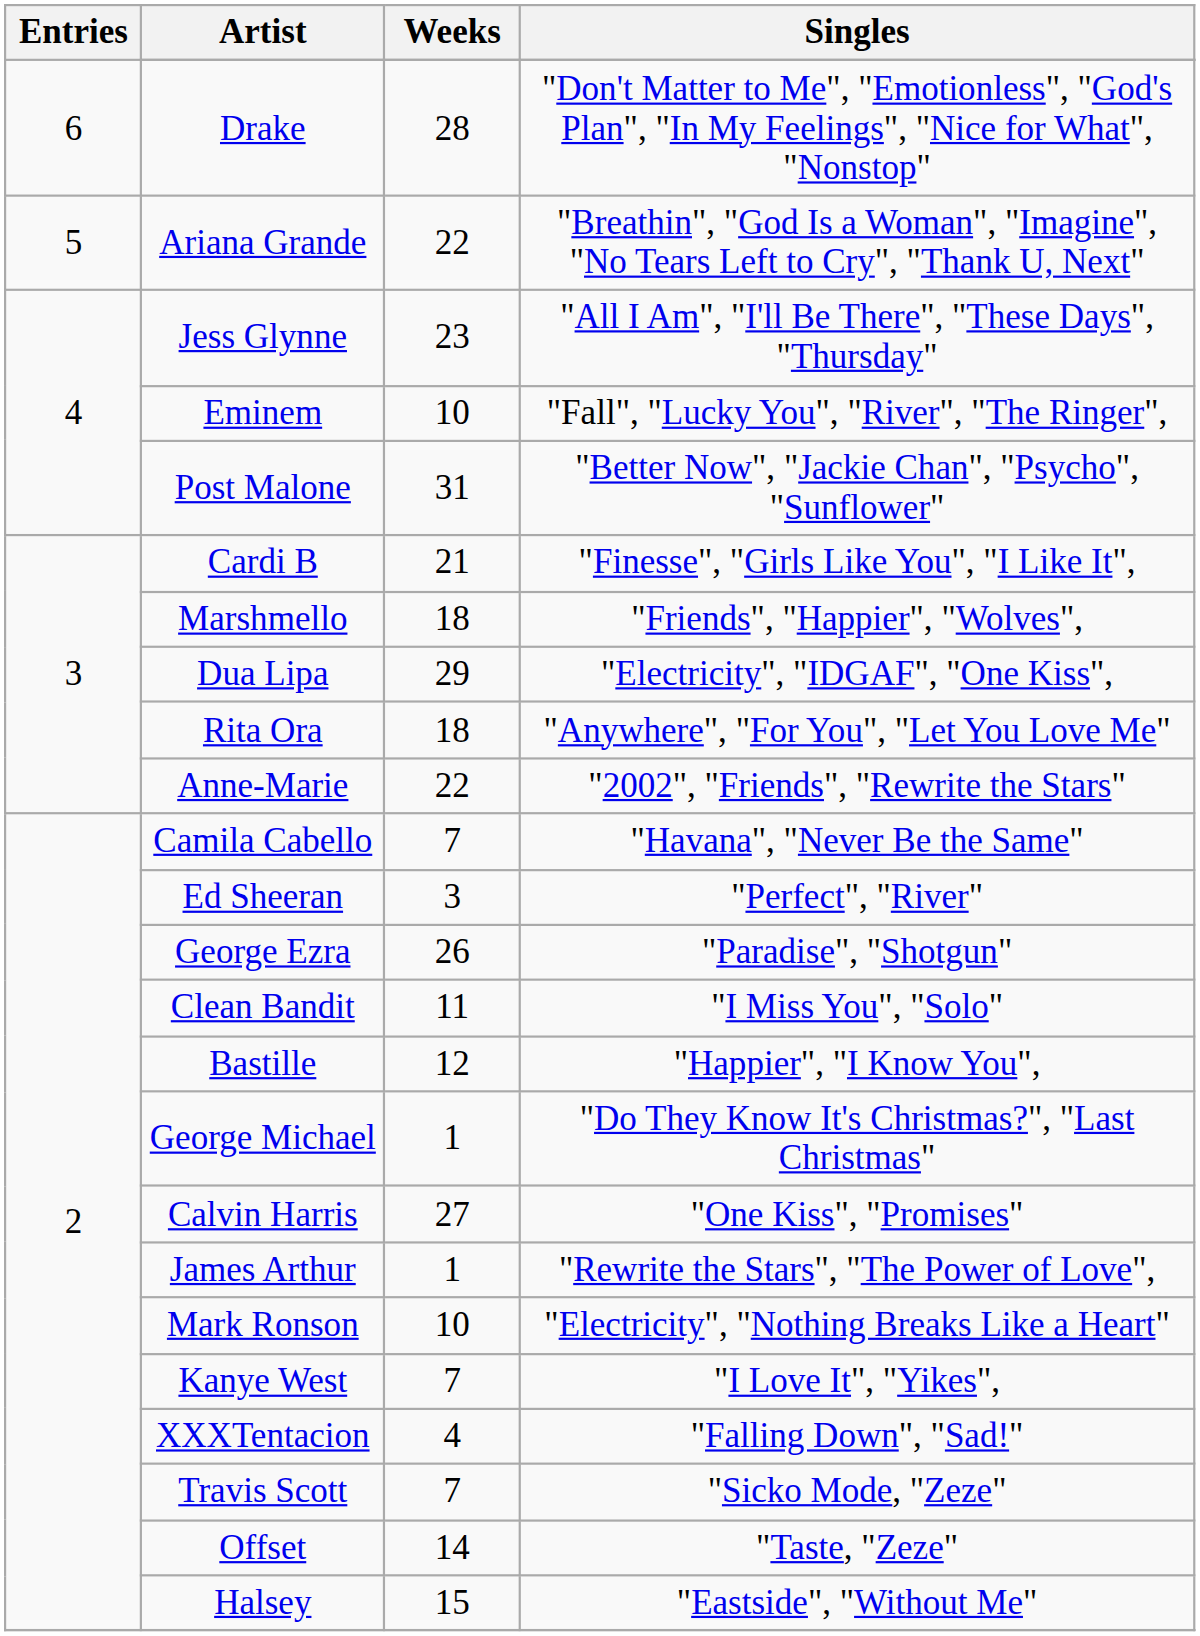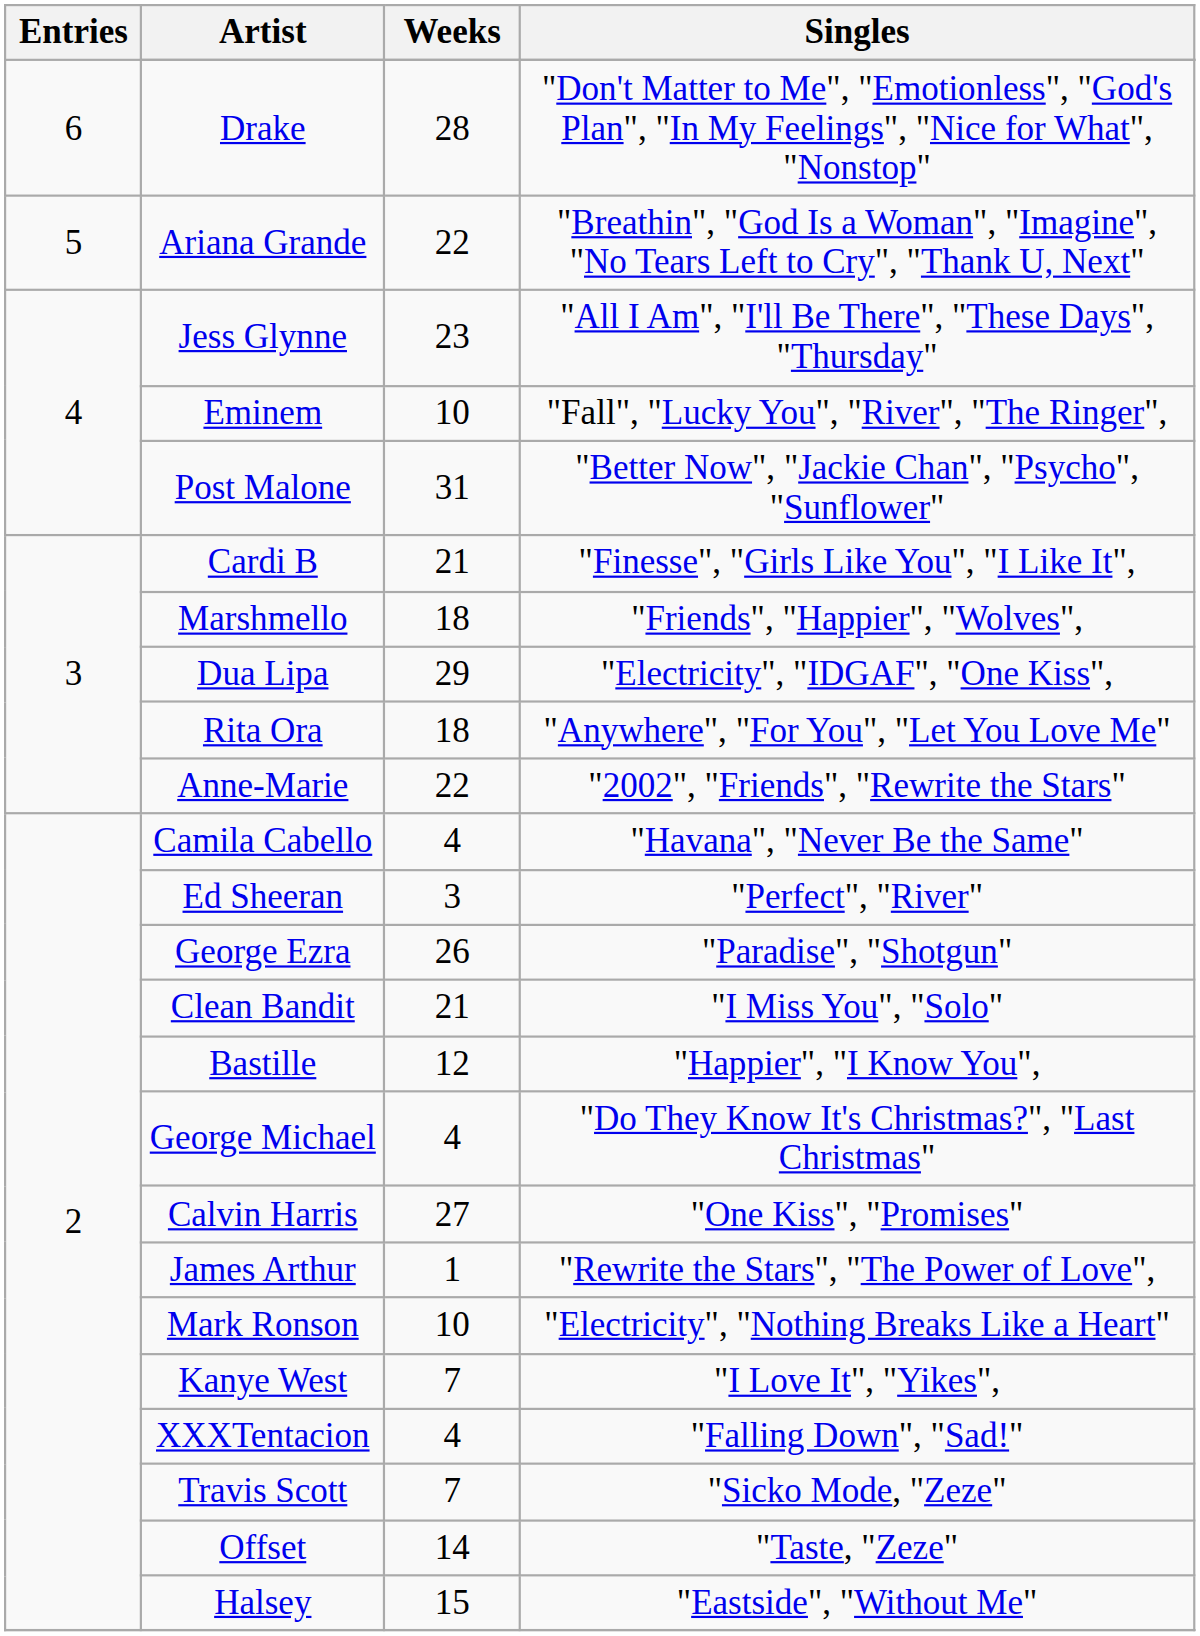(452, 840) 7 -> (452, 840) 4
(452, 1007) 11 -> (452, 1007) 21
(452, 1138) 1 -> (452, 1138) 4
